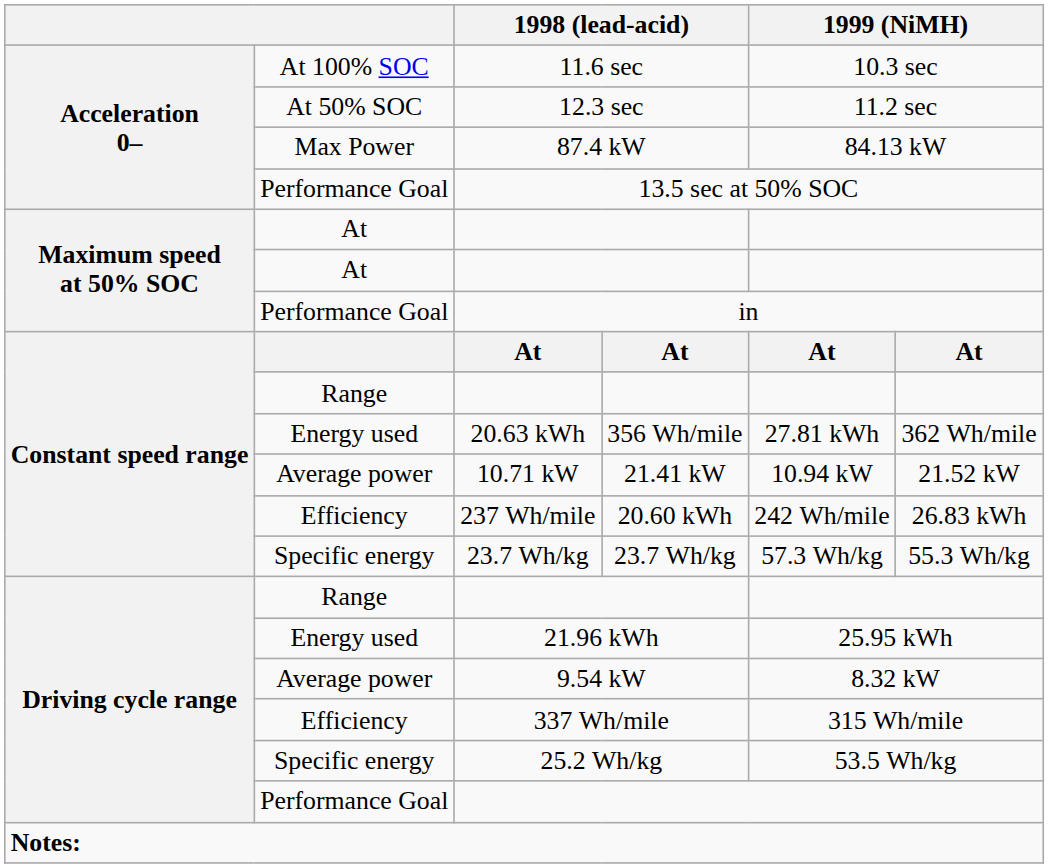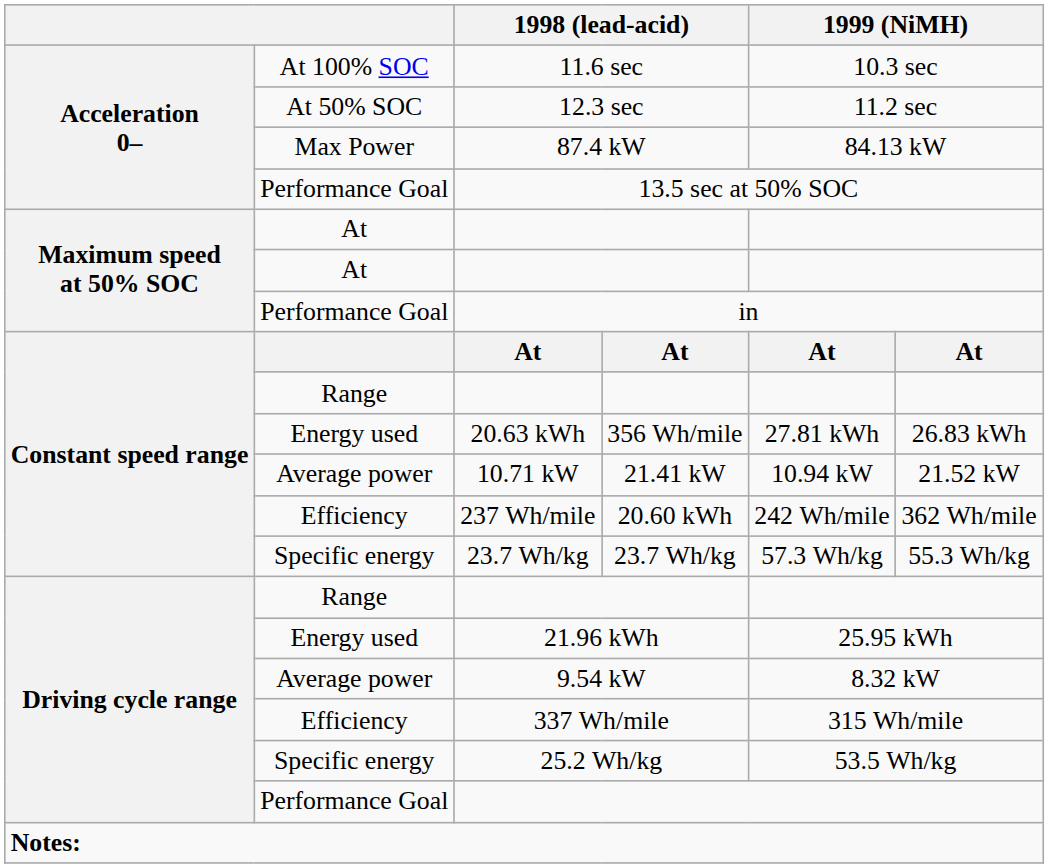(969, 433) 362 Wh/mile -> (969, 433) 26.83 kWh
(969, 515) 26.83 kWh -> (969, 515) 362 Wh/mile
